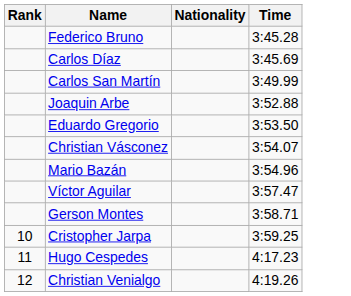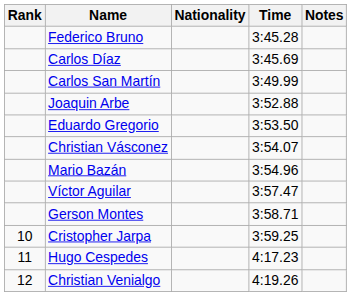+ column: (324, 15)
